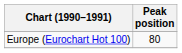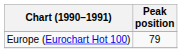(155, 39) 80 -> (155, 39) 79
